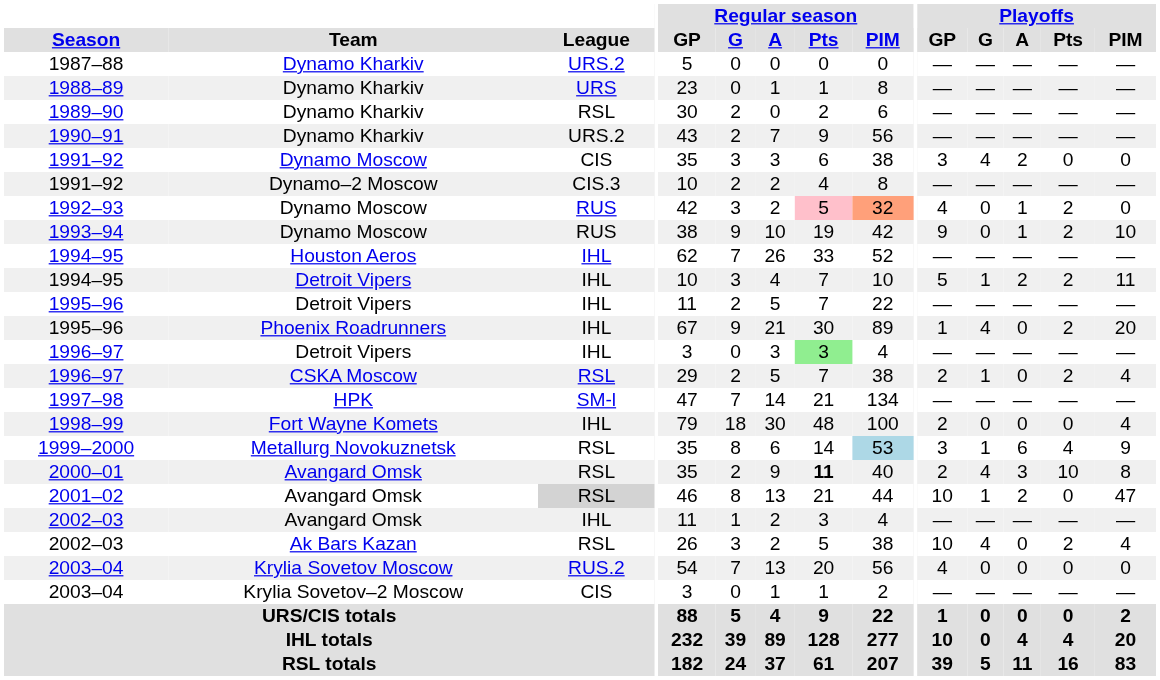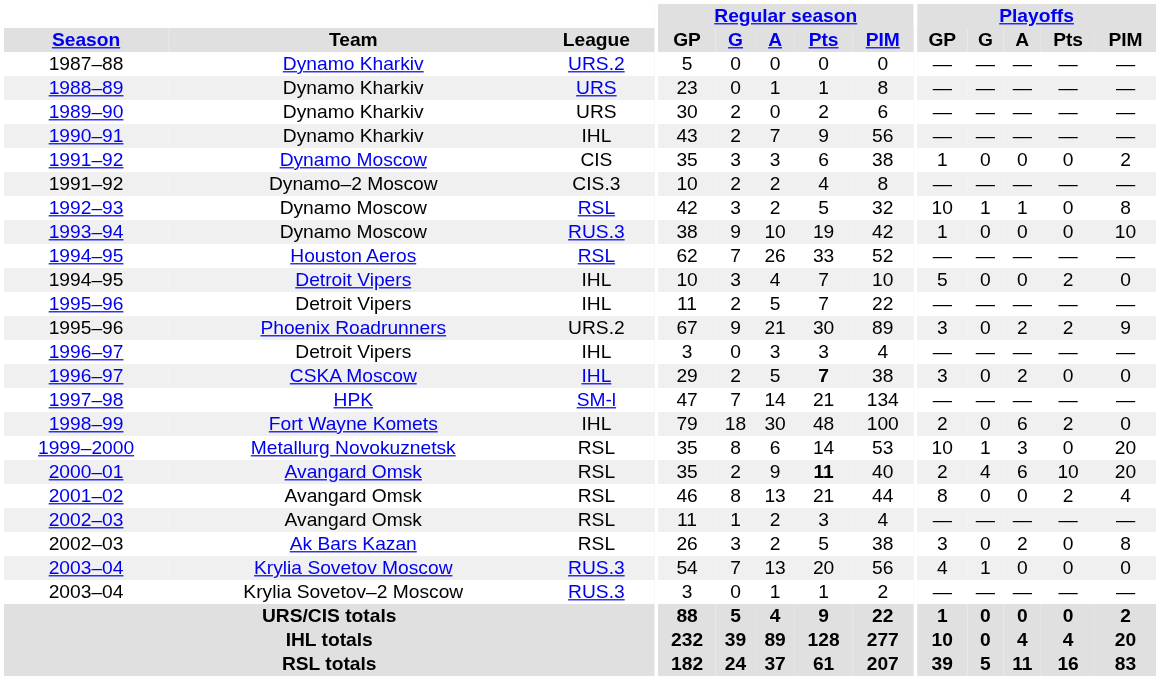(596, 111) RSL -> (596, 111) URS
(596, 135) URS.2 -> (596, 135) IHL
(942, 159) 3 -> (942, 159) 1
(985, 159) 4 -> (985, 159) 0
(1022, 159) 2 -> (1022, 159) 0
(1125, 159) 0 -> (1125, 159) 2
(596, 207) RUS -> (596, 207) RSL
(824, 207) pink background -> (824, 207) no background
(883, 207) lightsalmon background -> (883, 207) no background
(942, 207) 4 -> (942, 207) 10
(985, 207) 0 -> (985, 207) 1
(1068, 207) 2 -> (1068, 207) 0
(1125, 207) 0 -> (1125, 207) 8
(596, 231) RUS -> (596, 231) RUS.3
(942, 231) 9 -> (942, 231) 1
(1022, 231) 1 -> (1022, 231) 0
(1068, 231) 2 -> (1068, 231) 0
(596, 255) IHL -> (596, 255) RSL
(985, 279) 1 -> (985, 279) 0
(1022, 279) 2 -> (1022, 279) 0
(1125, 279) 11 -> (1125, 279) 0
(596, 327) IHL -> (596, 327) URS.2
(942, 327) 1 -> (942, 327) 3
(985, 327) 4 -> (985, 327) 0
(1022, 327) 0 -> (1022, 327) 2
(1125, 327) 20 -> (1125, 327) 9
(824, 351) lightgreen background -> (824, 351) no background
(596, 375) RSL -> (596, 375) IHL
(824, 375) normal -> (824, 375) bold
(942, 375) 2 -> (942, 375) 3
(985, 375) 1 -> (985, 375) 0
(1022, 375) 0 -> (1022, 375) 2
(1068, 375) 2 -> (1068, 375) 0
(1125, 375) 4 -> (1125, 375) 0
(1022, 423) 0 -> (1022, 423) 6
(1068, 423) 0 -> (1068, 423) 2
(1125, 423) 4 -> (1125, 423) 0
(883, 447) lightblue background -> (883, 447) no background
(942, 447) 3 -> (942, 447) 10
(1022, 447) 6 -> (1022, 447) 3
(1068, 447) 4 -> (1068, 447) 0
(1125, 447) 9 -> (1125, 447) 20
(1022, 471) 3 -> (1022, 471) 6
(1125, 471) 8 -> (1125, 471) 20
(596, 495) lightgrey background -> (596, 495) no background
(942, 495) 10 -> (942, 495) 8
(985, 495) 1 -> (985, 495) 0
(1022, 495) 2 -> (1022, 495) 0
(1068, 495) 0 -> (1068, 495) 2
(1125, 495) 47 -> (1125, 495) 4
(596, 519) IHL -> (596, 519) RSL
(942, 543) 10 -> (942, 543) 3
(985, 543) 4 -> (985, 543) 0
(1022, 543) 0 -> (1022, 543) 2
(1068, 543) 2 -> (1068, 543) 0
(1125, 543) 4 -> (1125, 543) 8
(596, 567) RUS.2 -> (596, 567) RUS.3
(985, 567) 0 -> (985, 567) 1
(596, 591) CIS -> (596, 591) RUS.3
